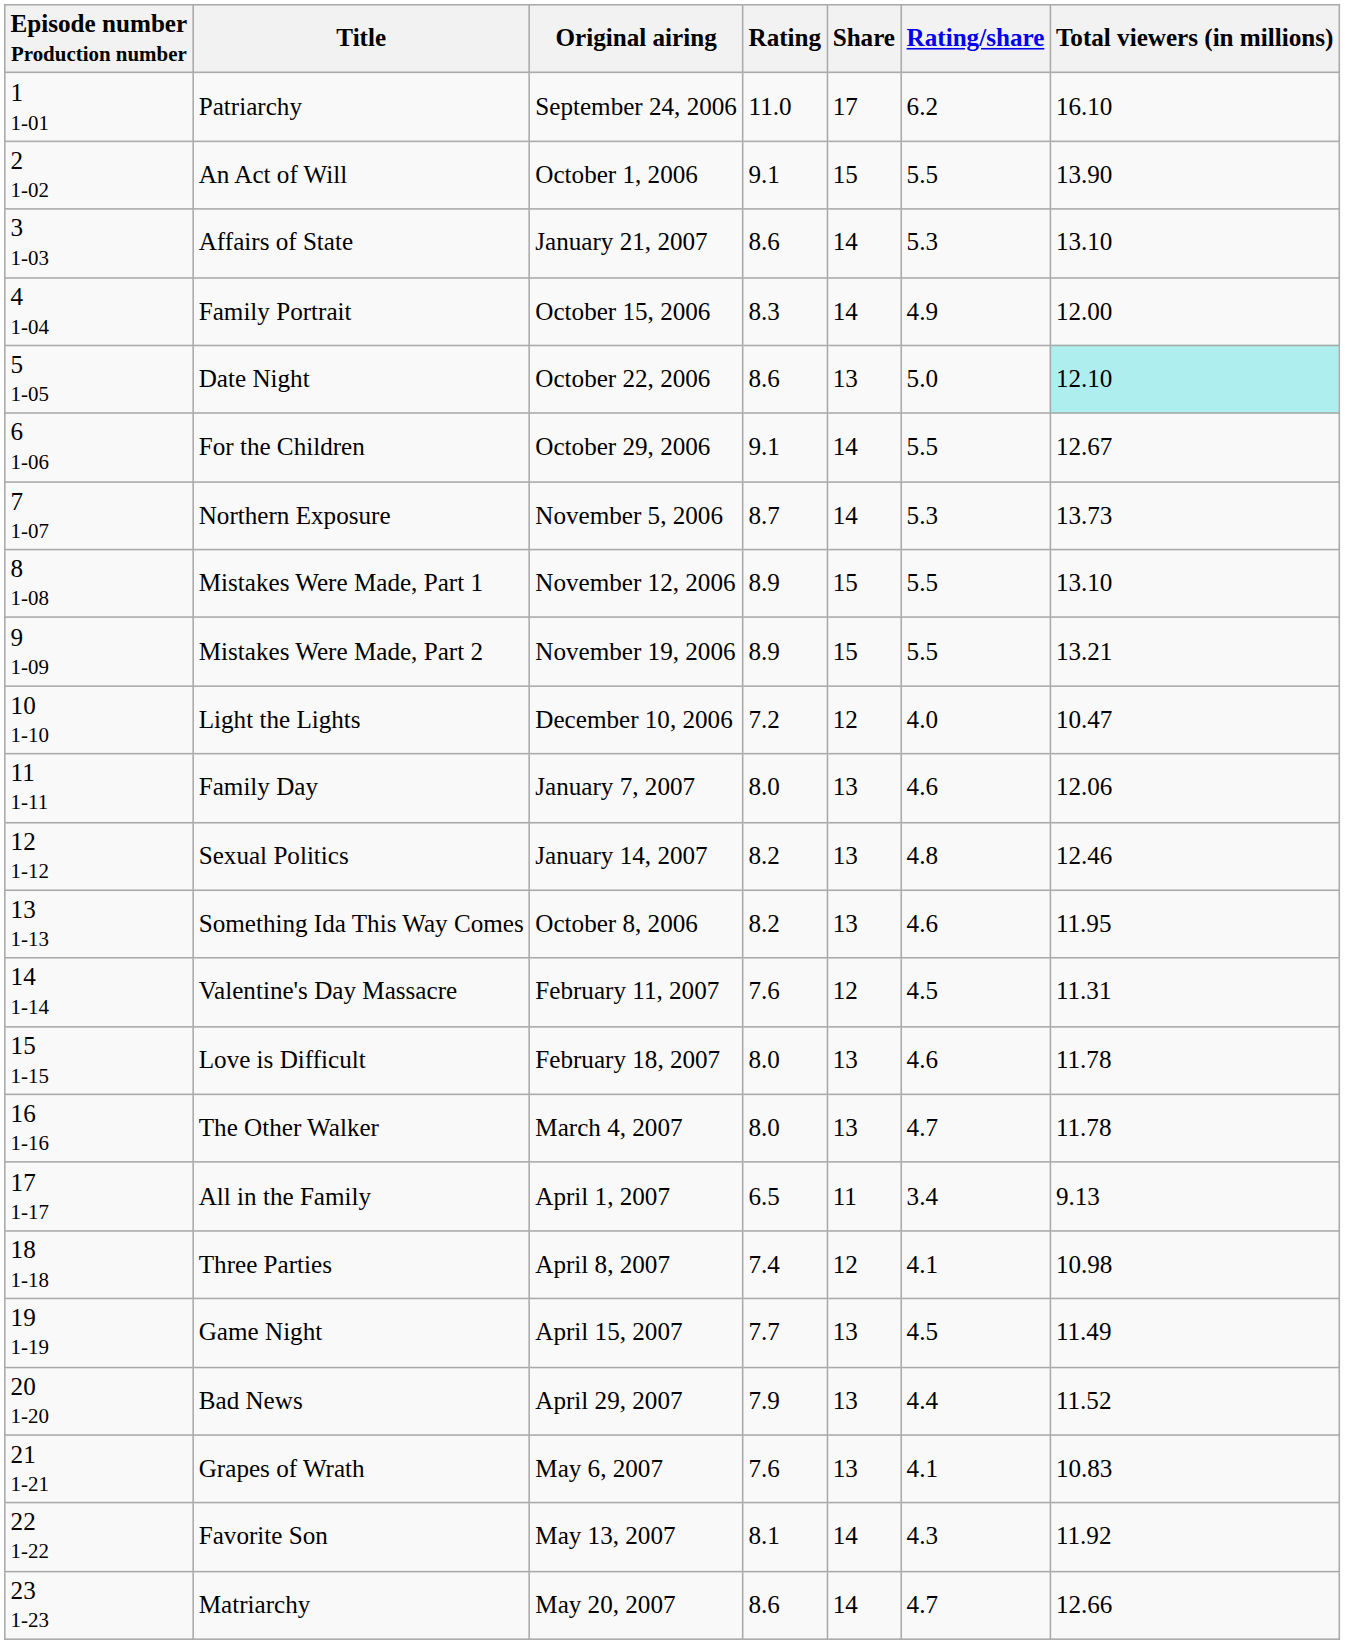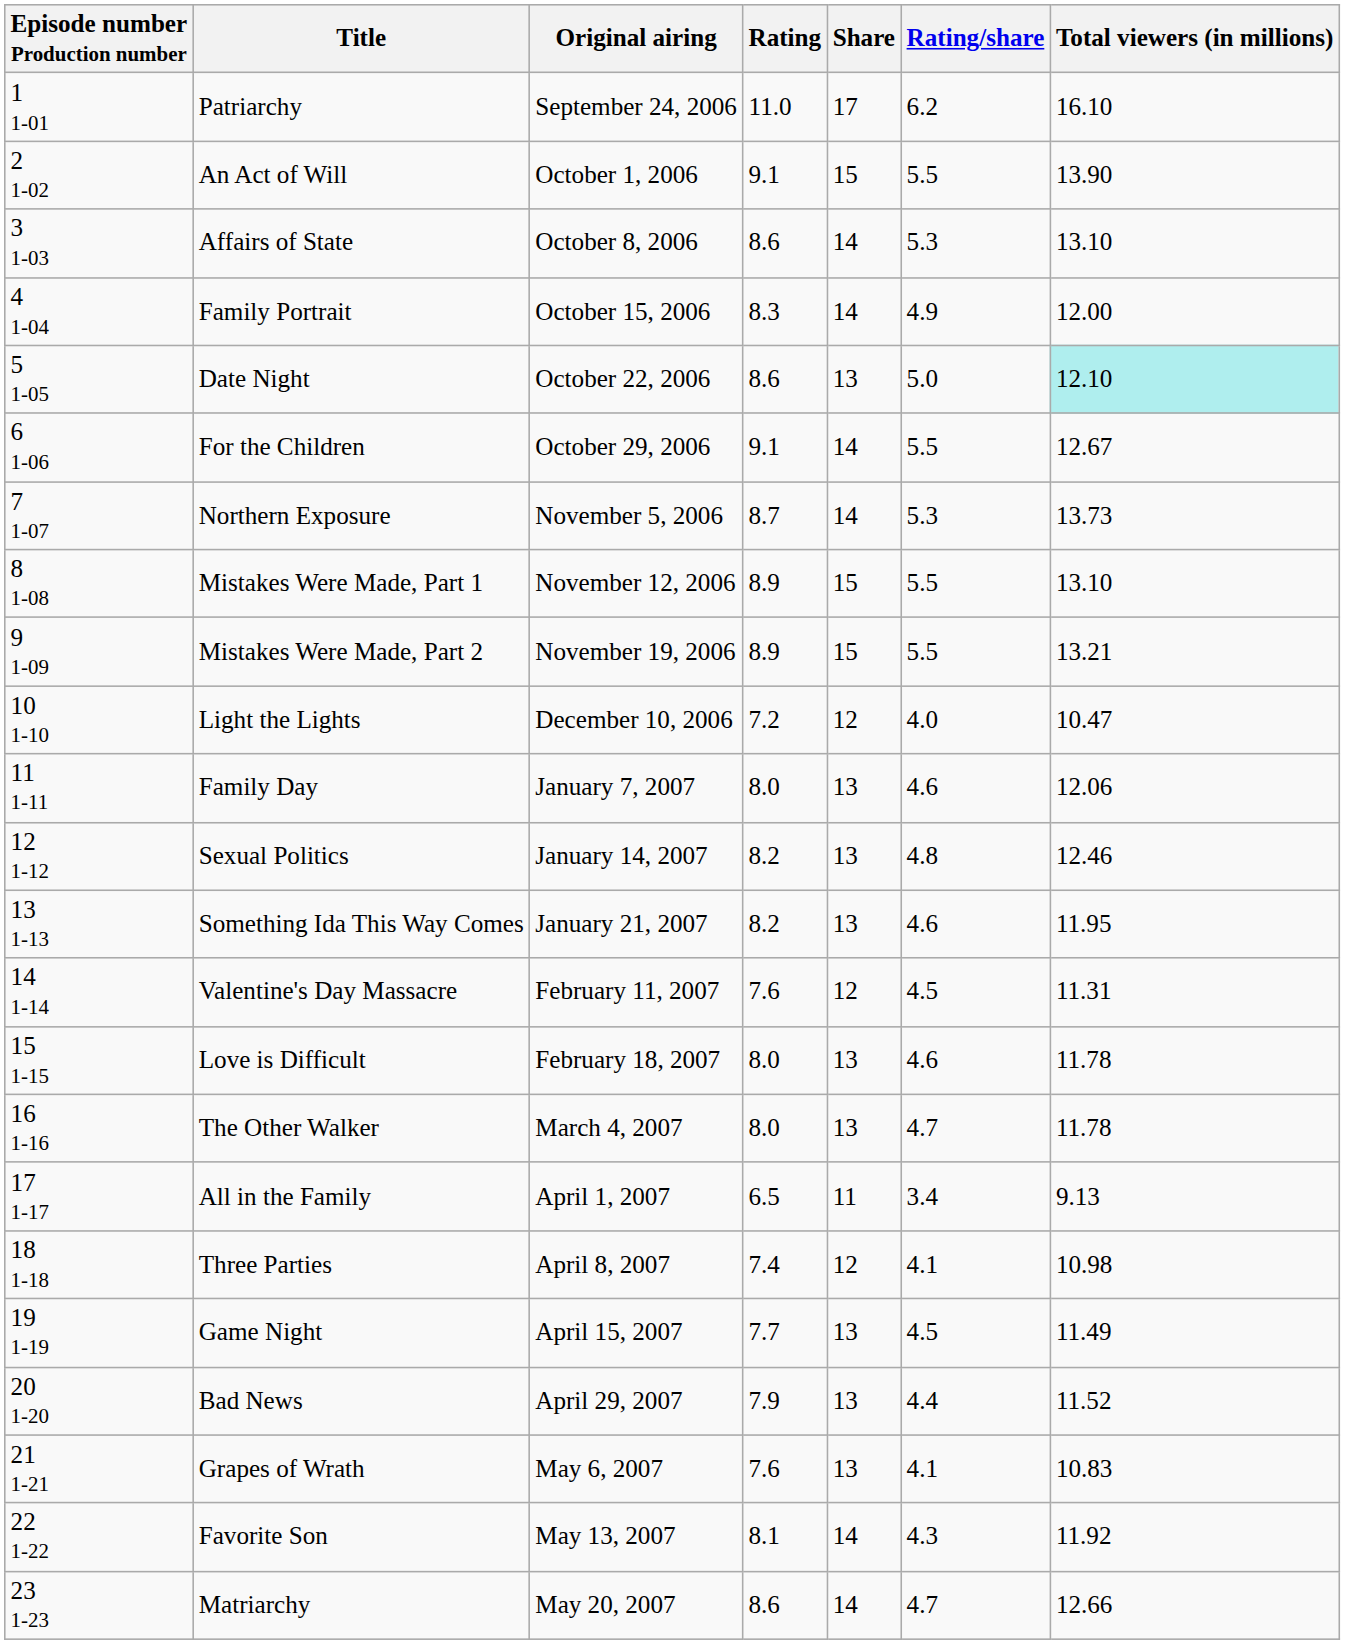(621, 242) January 21, 2007 -> (617, 242) October 8, 2006
(617, 923) October 8, 2006 -> (621, 923) January 21, 2007
